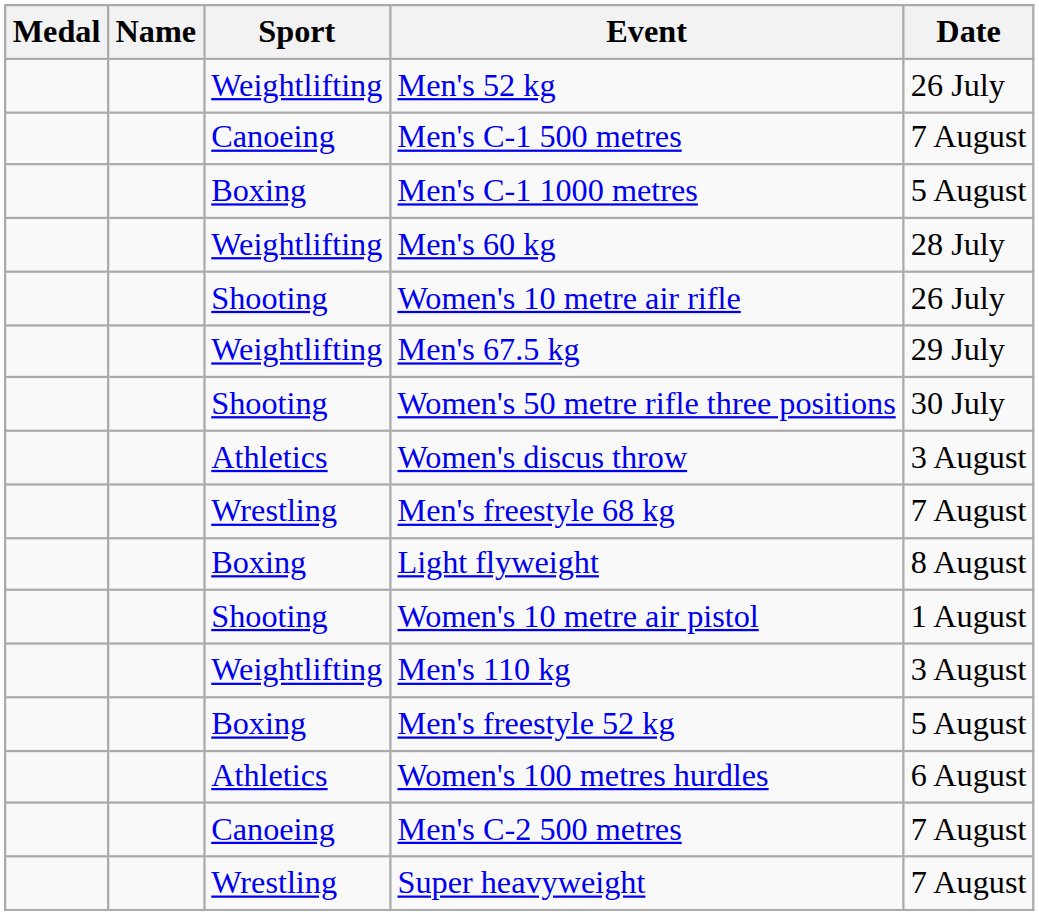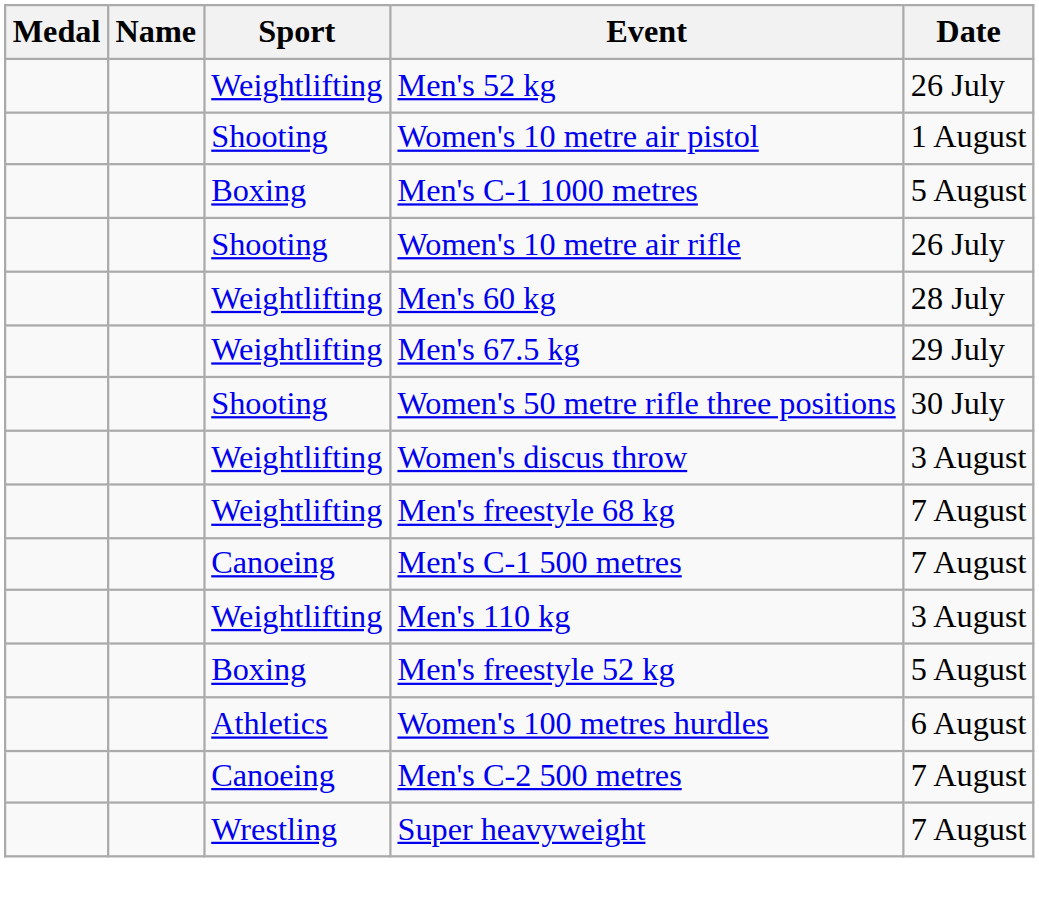rows swapped: (540, 137) <-> (578, 616)
rows swapped: (569, 297) <-> (477, 244)
(269, 457) Athletics -> (297, 457) Weightlifting
(274, 510) Wrestling -> (297, 510) Weightlifting
- row: (498, 563)
